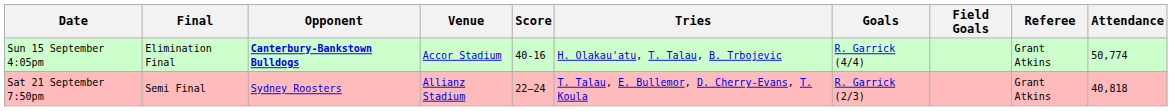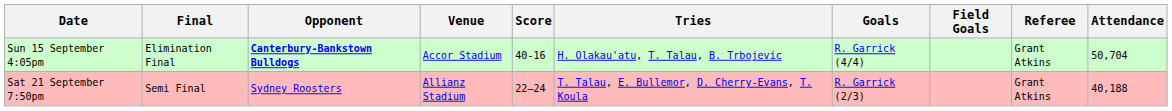(1109, 56) 50,774 -> (1109, 56) 50,704
(1109, 90) 40,818 -> (1109, 90) 40,188
